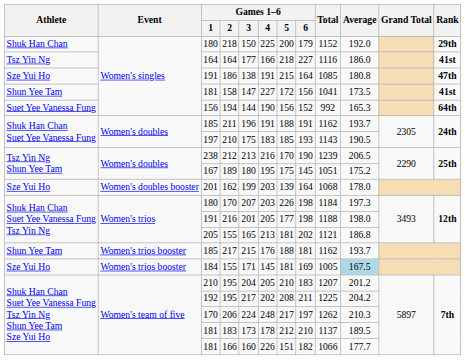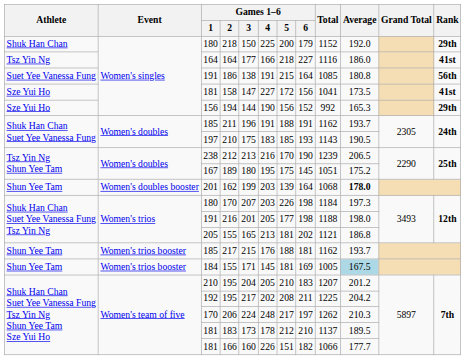(28, 76) Sze Yui Ho -> (51, 76) Suet Yee Vanessa Fung
(447, 76) 47th -> (447, 76) 56th
(34, 92) Shun Yee Tam -> (28, 92) Sze Yui Ho
(51, 108) Suet Yee Vanessa Fung -> (28, 108) Sze Yui Ho
(447, 108) 64th -> (447, 108) 29th
(28, 187) Sze Yui Ho -> (34, 187) Shun Yee Tam
(360, 187) normal -> (360, 187) bold
(28, 267) Sze Yui Ho -> (34, 267) Shun Yee Tam
